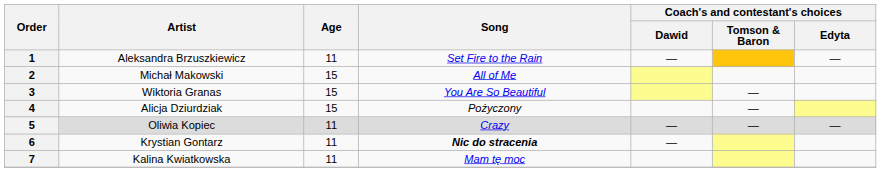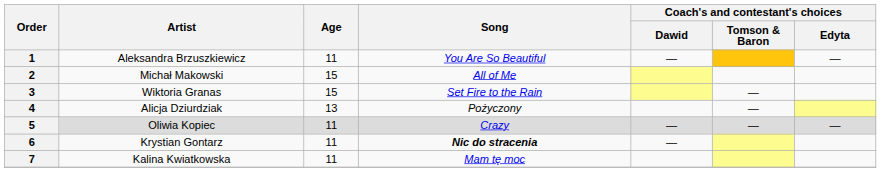(495, 58) Set Fire to the Rain -> (495, 58) You Are So Beautiful
(495, 92) You Are So Beautiful -> (495, 92) Set Fire to the Rain
(331, 109) 15 -> (331, 109) 13
